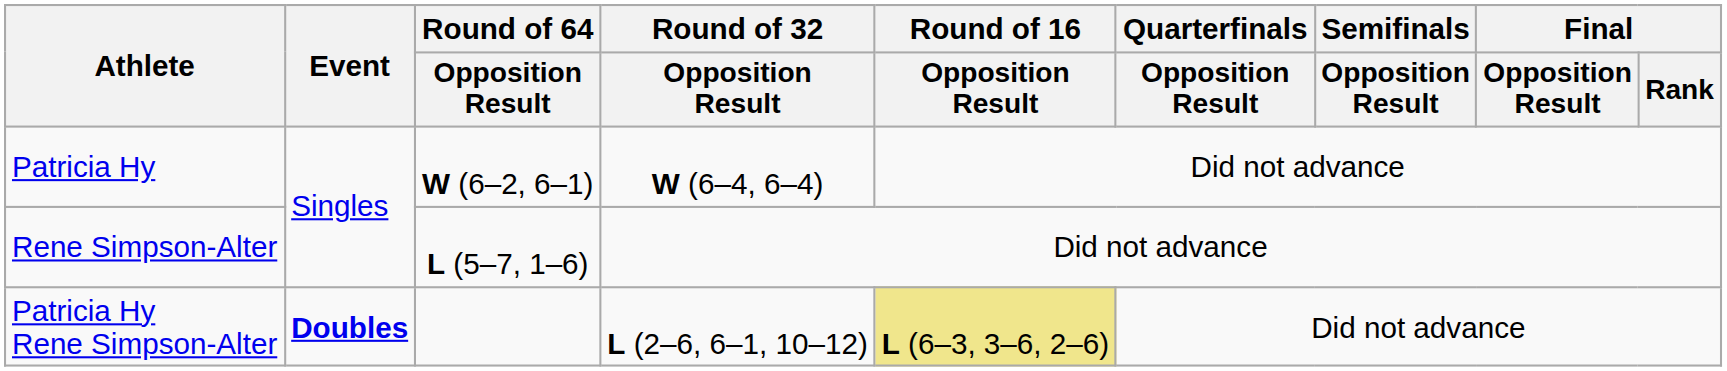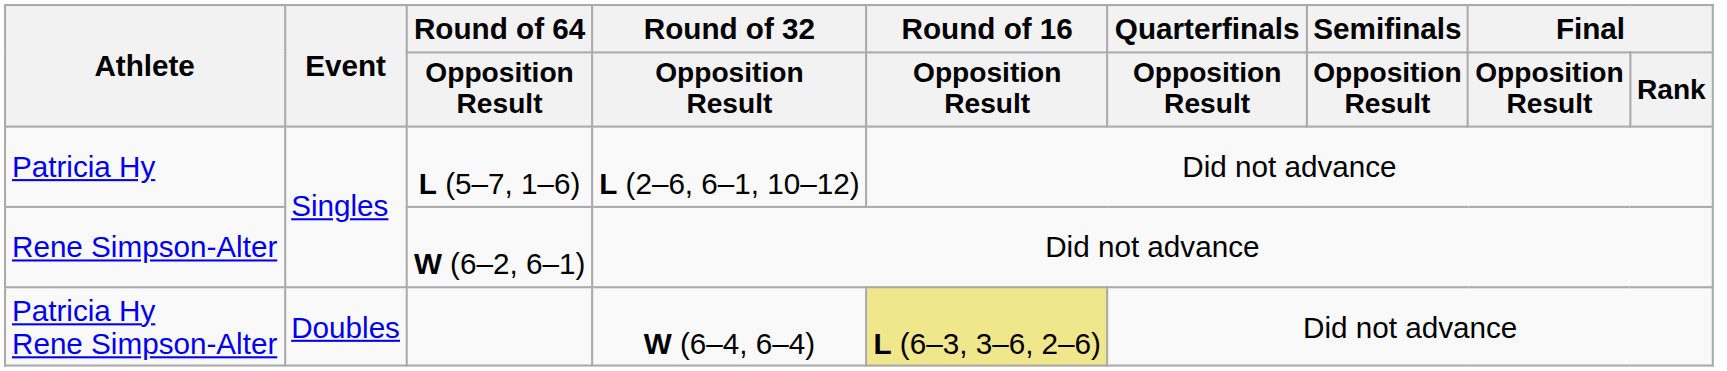(508, 184) W (6–2, 6–1) -> (500, 184) L (5–7, 1–6)
(738, 184) W (6–4, 6–4) -> (729, 184) L (2–6, 6–1, 10–12)
(508, 264) L (5–7, 1–6) -> (500, 264) W (6–2, 6–1)
(350, 327) bold -> (346, 327) normal
(738, 343) L (2–6, 6–1, 10–12) -> (729, 343) W (6–4, 6–4)
